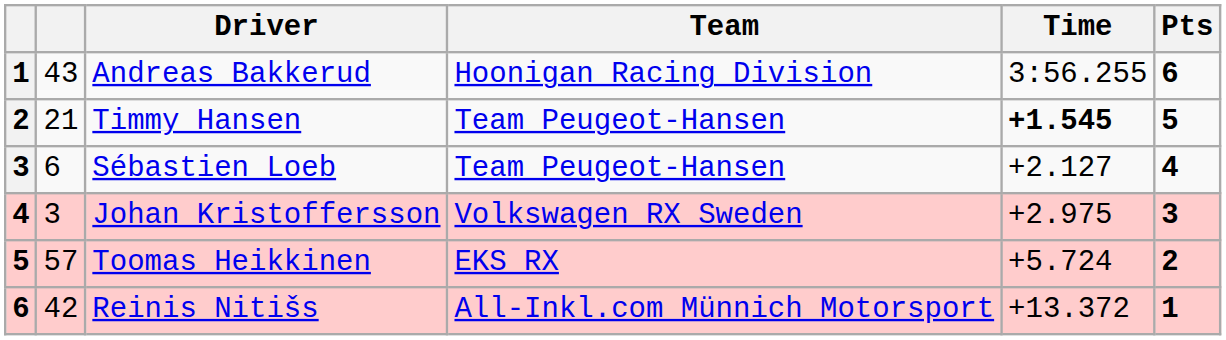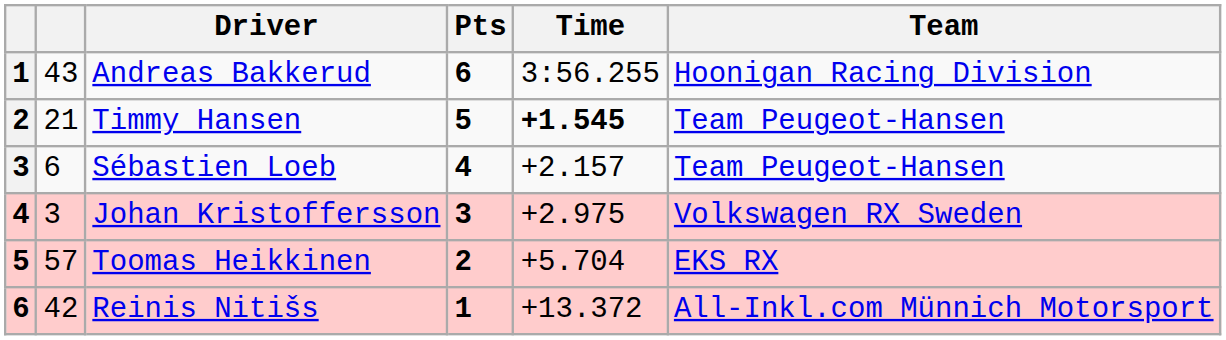columns swapped: (724, 29) <-> (1187, 29)
(1060, 170) +2.127 -> (573, 170) +2.157
(1060, 263) +5.724 -> (573, 263) +5.704
